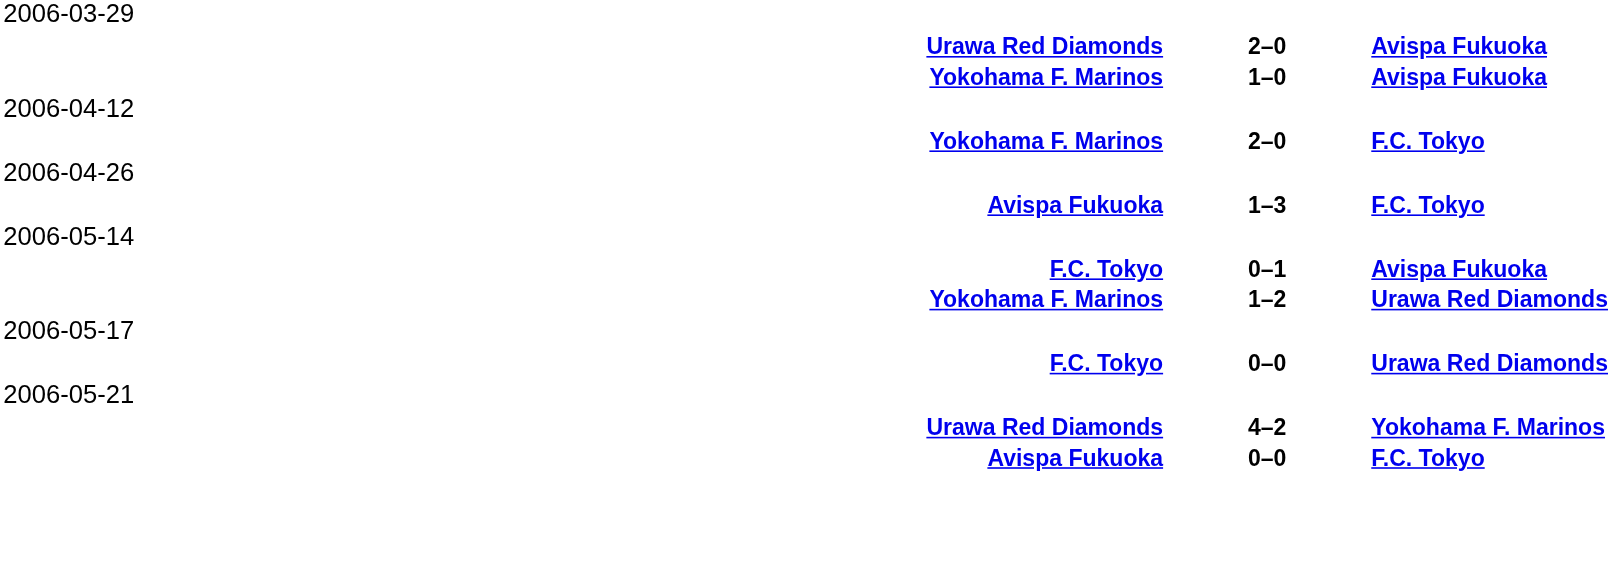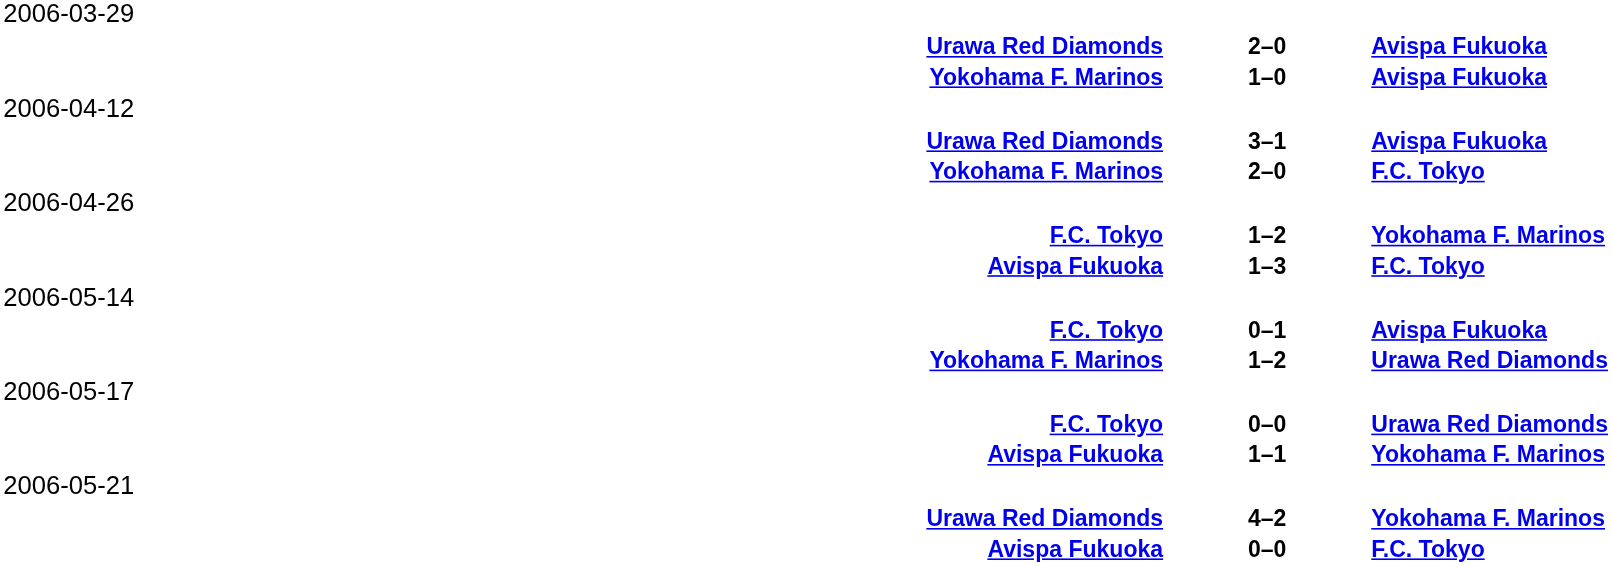+ row: (1045, 141)
+ row: (1106, 235)
+ row: (1075, 454)
